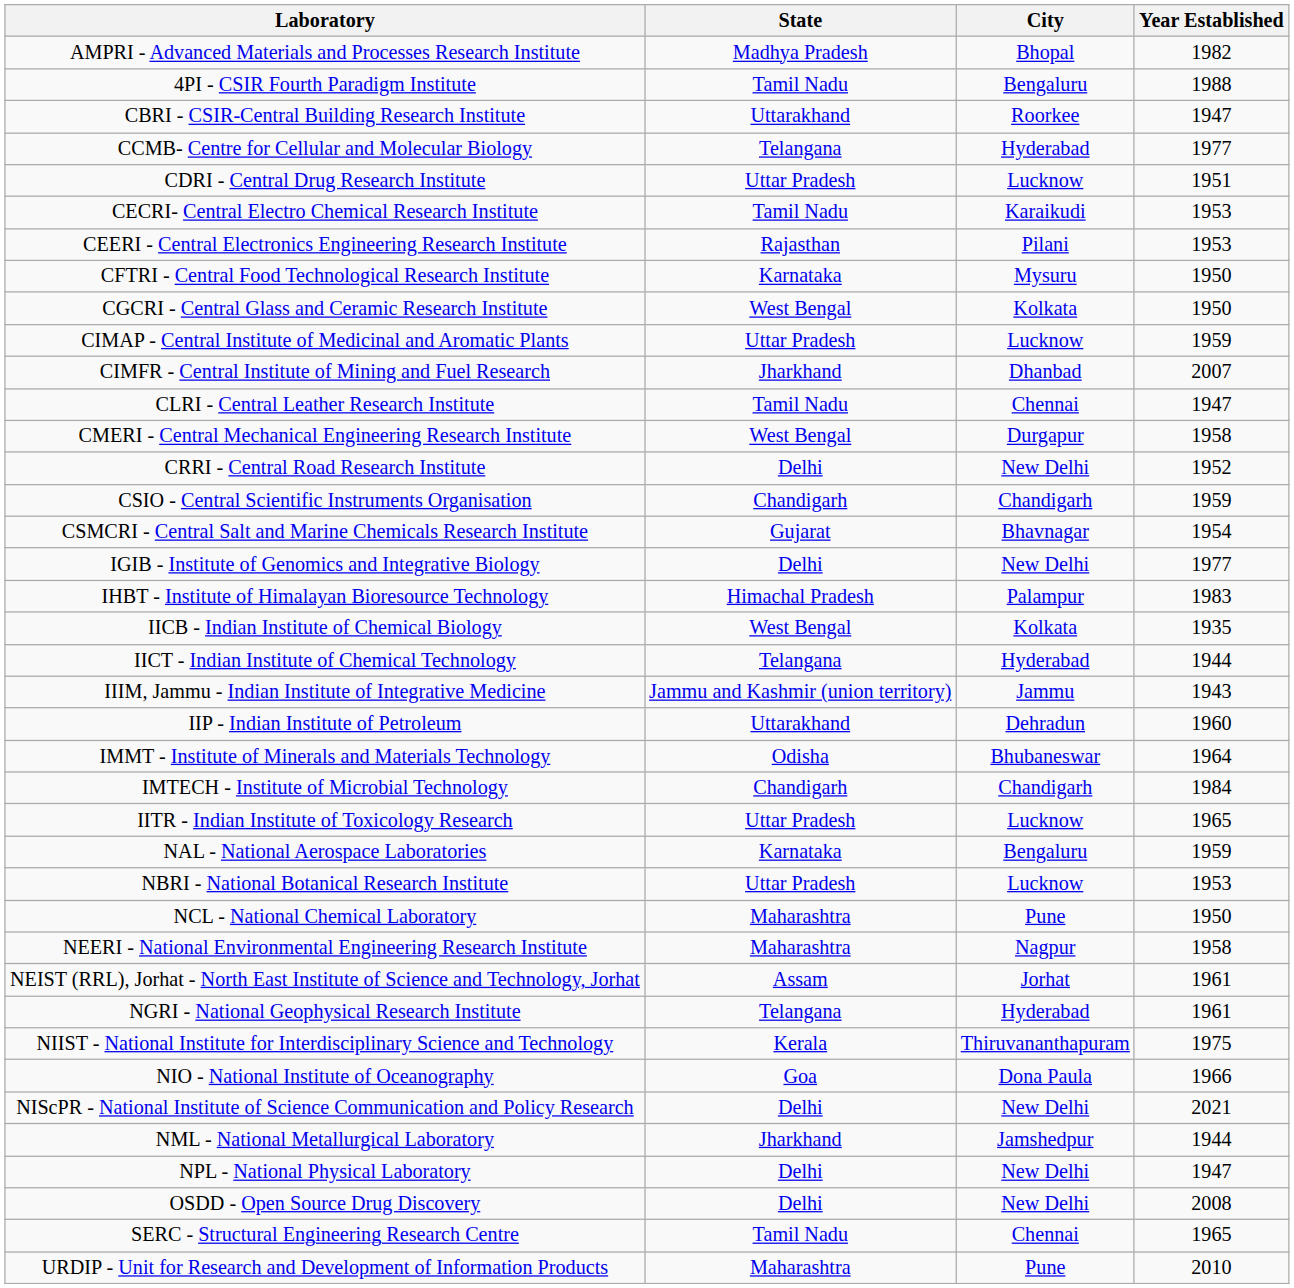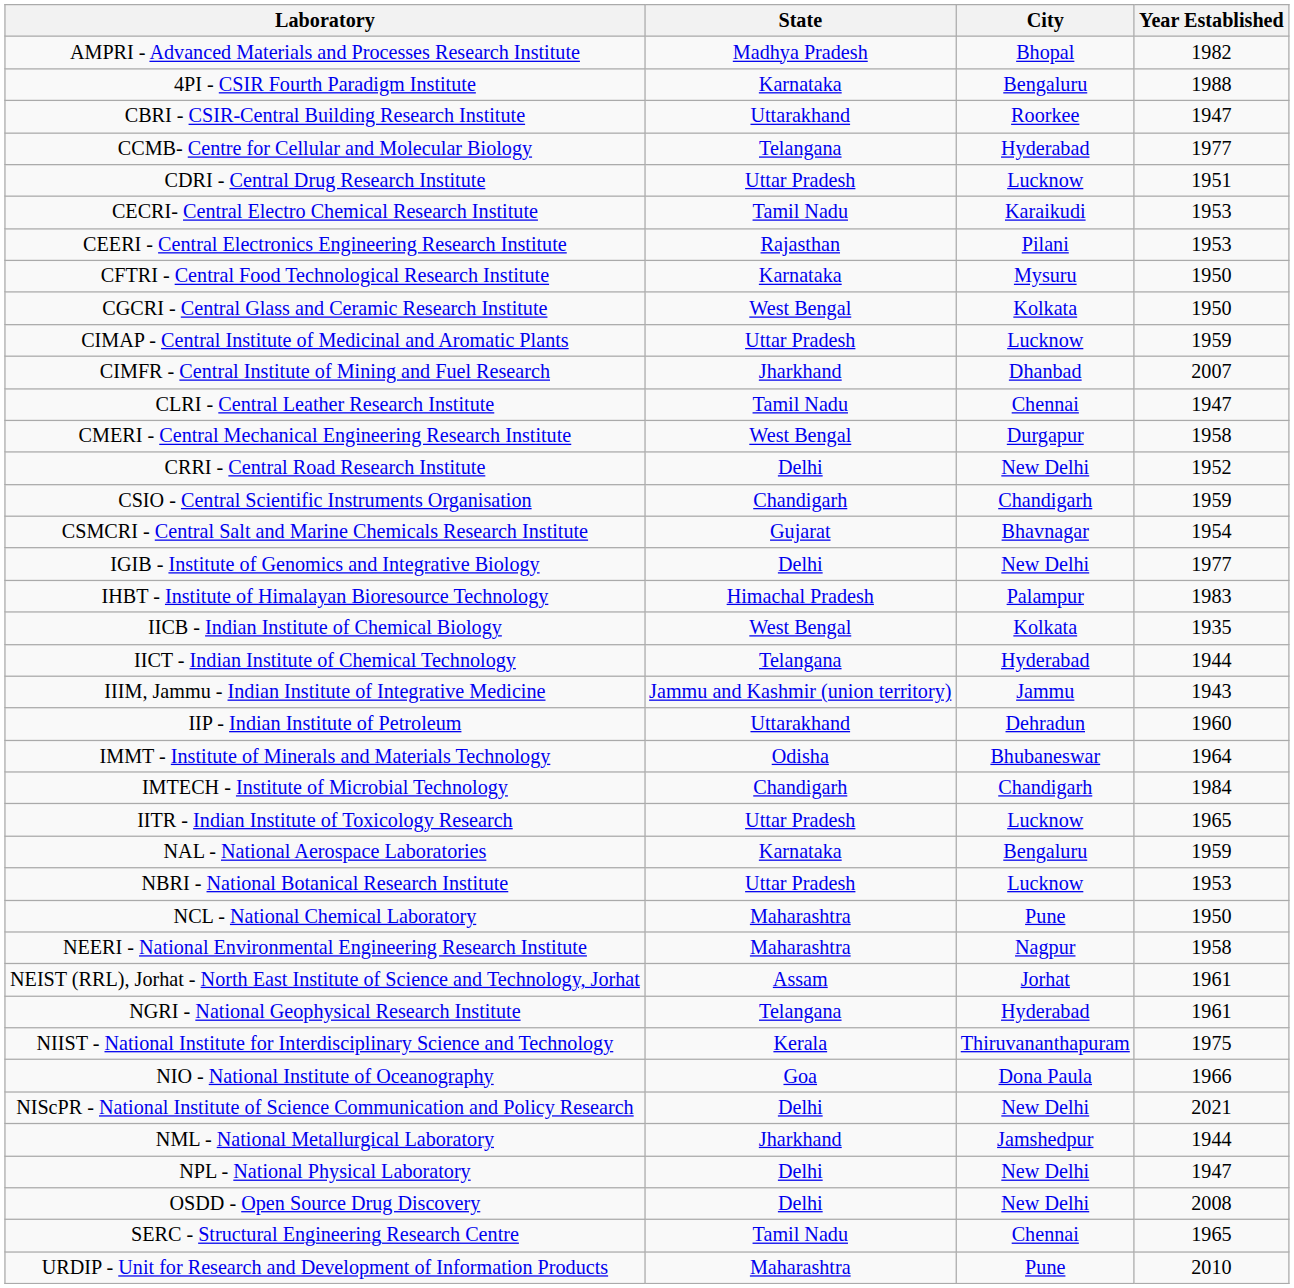(800, 84) Tamil Nadu -> (800, 84) Karnataka
